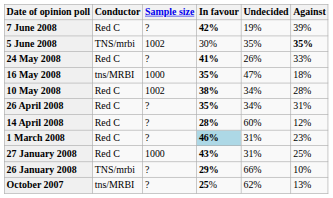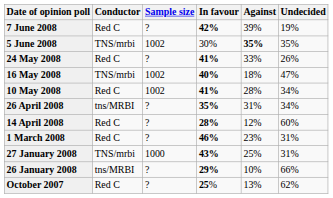columns swapped: (309, 12) <-> (266, 12)
(115, 75) tns/MRBI -> (115, 75) TNS/mrbi
(155, 75) 1000 -> (155, 75) 1002
(209, 75) 35% -> (209, 75) 40%
(209, 91) 38% -> (209, 91) 41%
(107, 106) Red C -> (115, 106) tns/MRBI
(209, 138) lightblue background -> (209, 138) no background
(107, 153) Red C -> (115, 153) TNS/mrbi
(115, 169) TNS/mrbi -> (115, 169) tns/MRBI
(115, 185) tns/MRBI -> (107, 185) Red C
